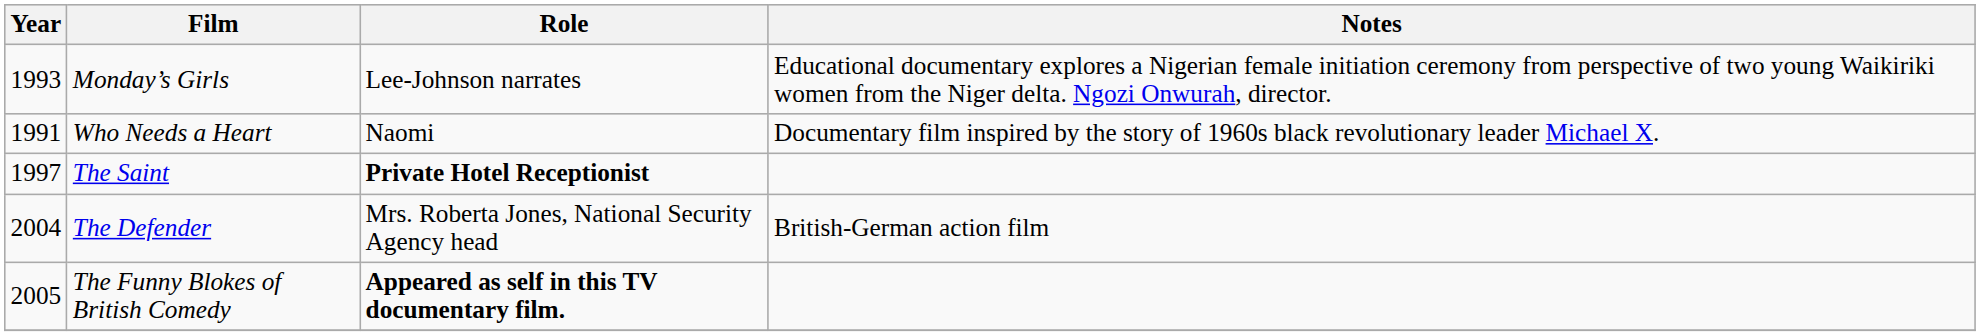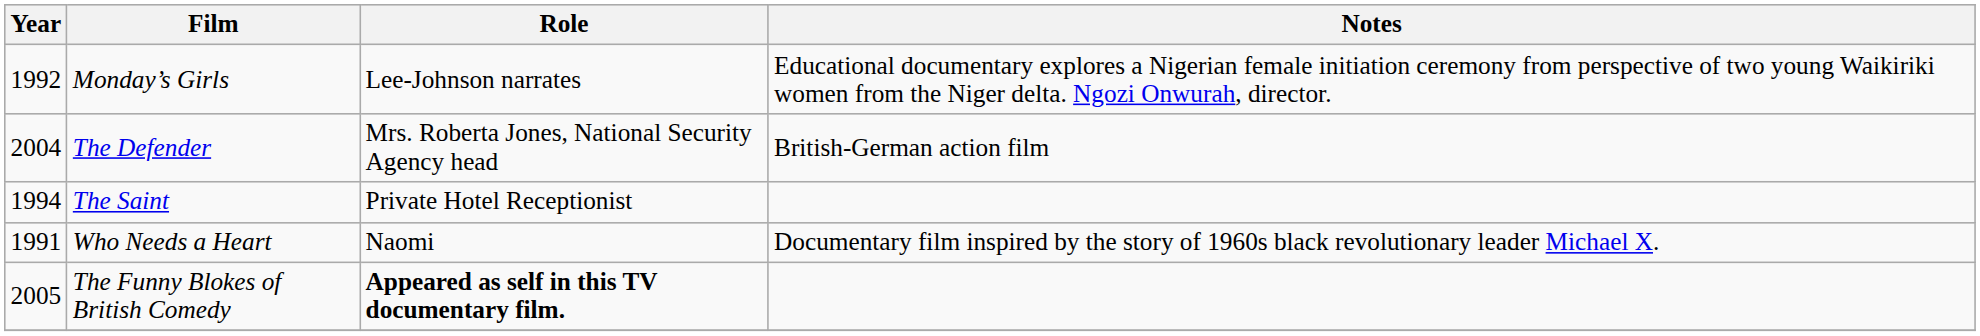(36, 78) 1993 -> (36, 78) 1992
rows swapped: (172, 133) <-> (142, 227)
(36, 173) 1997 -> (36, 201) 1994
(507, 173) bold -> (499, 201) normal
